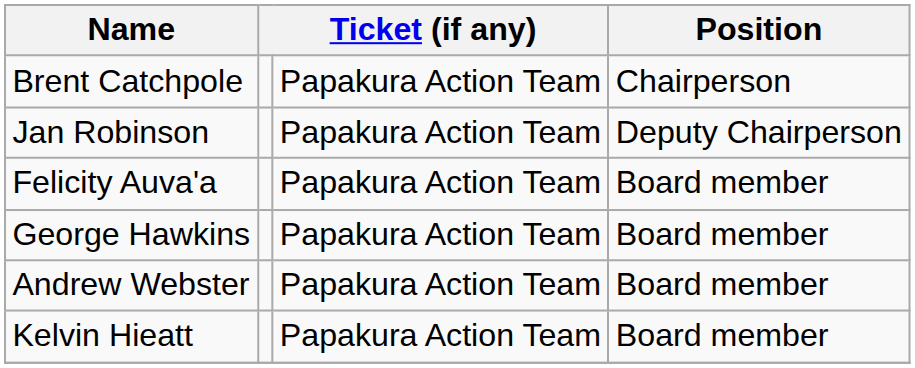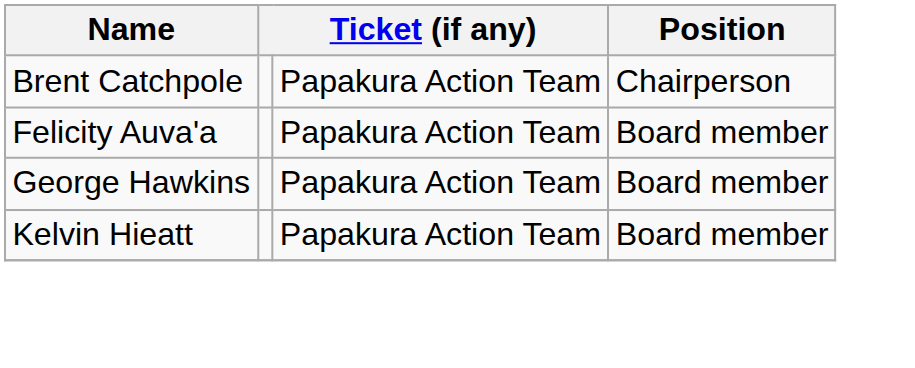- row: (111, 132)
- row: (131, 285)
